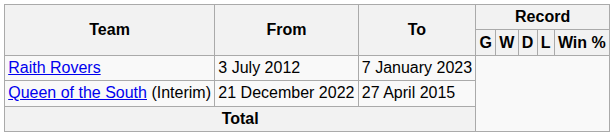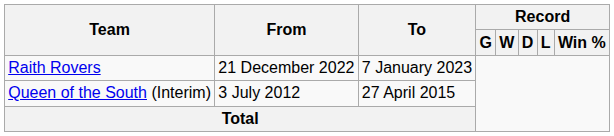(259, 67) 3 July 2012 -> (286, 67) 21 December 2022
(286, 93) 21 December 2022 -> (259, 93) 3 July 2012
